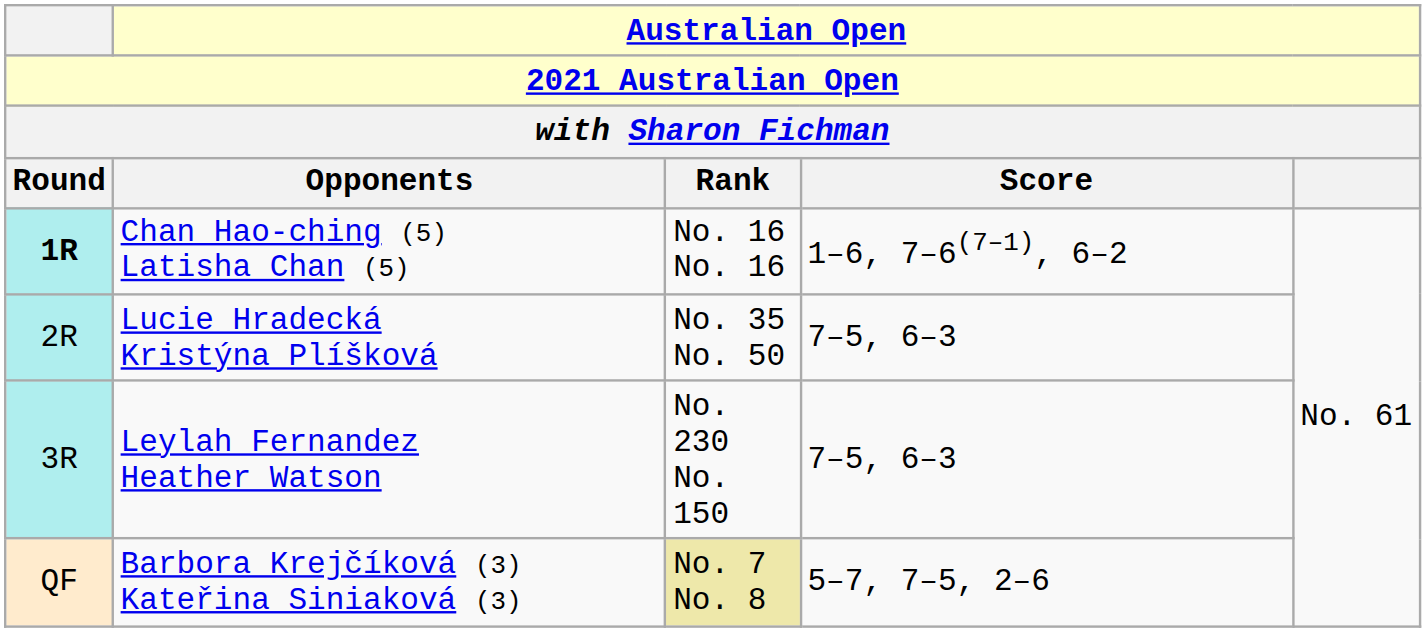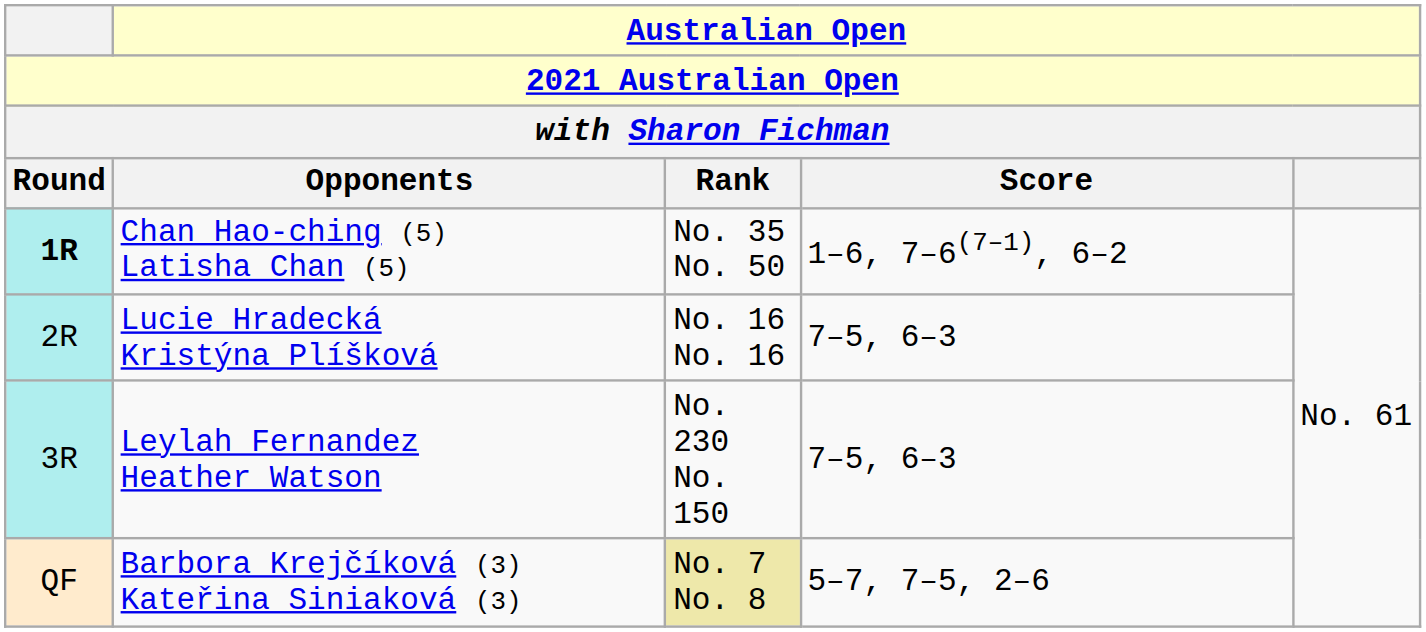(729, 251) No. 16 No. 16 -> (729, 251) No. 35 No. 50
(729, 337) No. 35 No. 50 -> (729, 337) No. 16 No. 16
